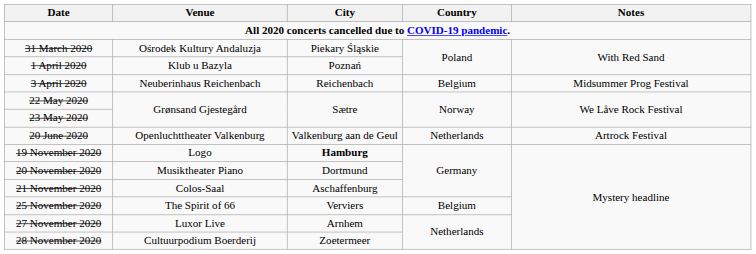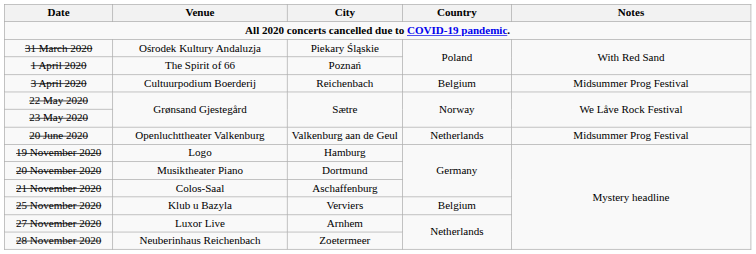(200, 65) Klub u Bazyla -> (200, 65) The Spirit of 66
(200, 83) Neuberinhaus Reichenbach -> (200, 83) Cultuurpodium Boerderij
(631, 135) Artrock Festival -> (631, 135) Midsummer Prog Festival
(345, 153) bold -> (345, 153) normal
(200, 205) The Spirit of 66 -> (200, 205) Klub u Bazyla
(200, 240) Cultuurpodium Boerderij -> (200, 240) Neuberinhaus Reichenbach
